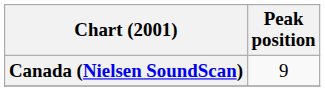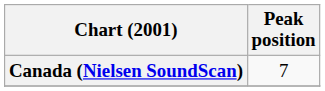(284, 70) 9 -> (284, 70) 7
